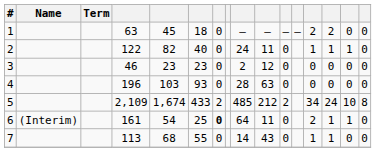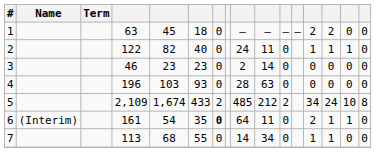(267, 67) 12 -> (267, 67) 14
(201, 120) 25 -> (201, 120) 35
(267, 138) 43 -> (267, 138) 34
